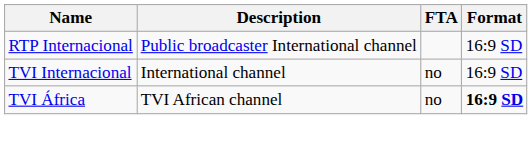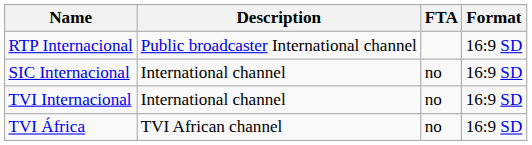+ row: (69, 72)
(494, 99) bold -> (494, 126) normal
